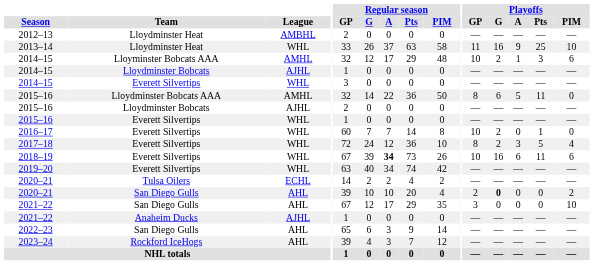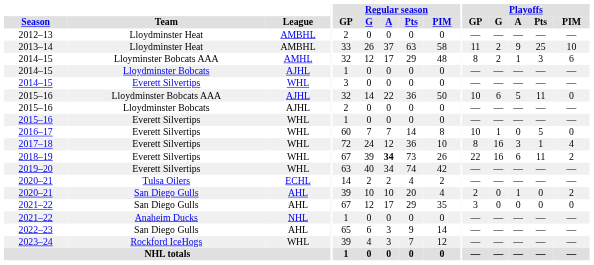(298, 46) WHL -> (298, 46) AMBHL
(498, 46) 16 -> (498, 46) 2
(475, 59) 10 -> (475, 59) 8
(298, 95) AMHL -> (298, 95) AJHL
(475, 95) 8 -> (475, 95) 10
(498, 132) 2 -> (498, 132) 1
(541, 132) 1 -> (541, 132) 5
(498, 144) 2 -> (498, 144) 16
(541, 144) 5 -> (541, 144) 1
(475, 156) 10 -> (475, 156) 22
(571, 156) 6 -> (571, 156) 2
(498, 193) bold -> (498, 193) normal
(518, 193) 0 -> (518, 193) 1
(571, 205) 10 -> (571, 205) 0
(298, 217) AJHL -> (298, 217) NHL
(298, 242) AHL -> (298, 242) WHL
